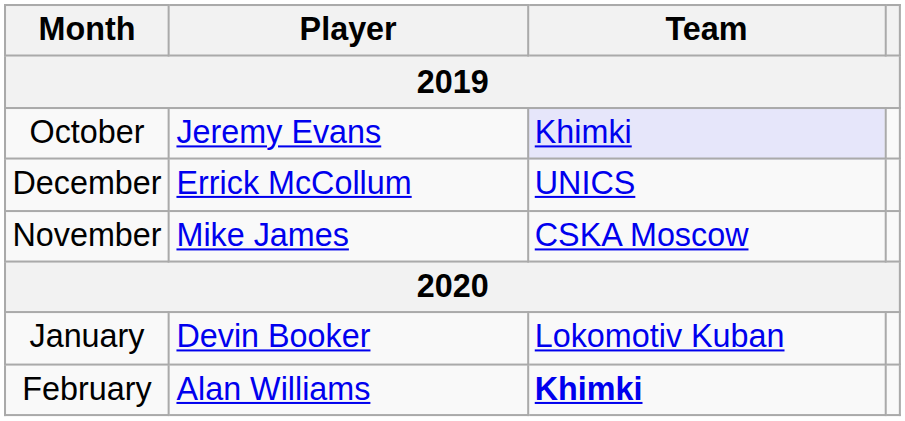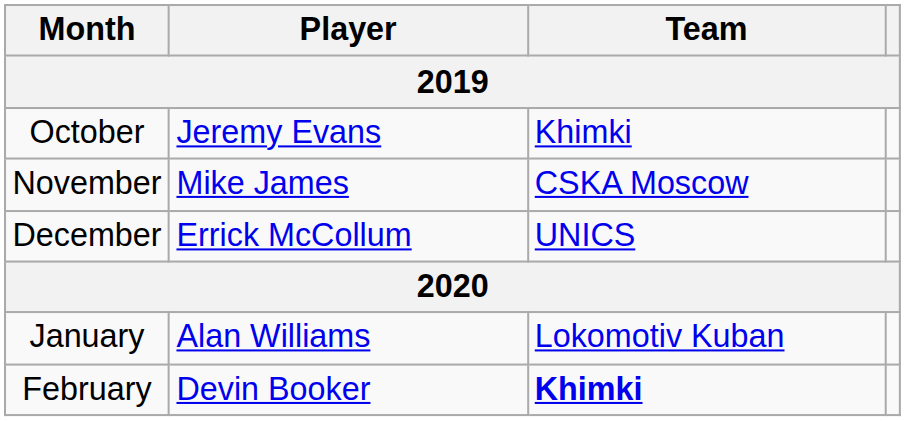(583, 132) lavender background -> (583, 132) no background
rows swapped: (87, 235) <-> (87, 183)
(273, 337) Devin Booker -> (273, 337) Alan Williams
(273, 388) Alan Williams -> (273, 388) Devin Booker
